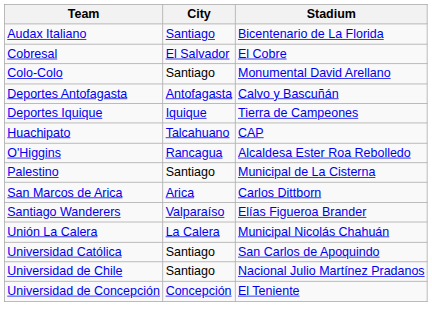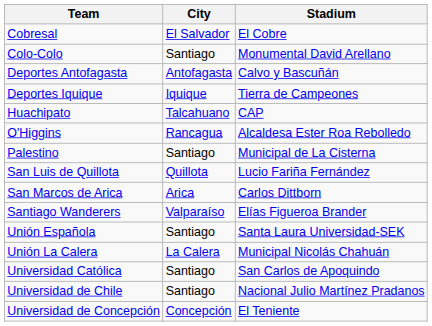- row: (47, 34)
+ row: (63, 172)
+ row: (51, 232)
